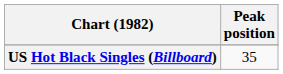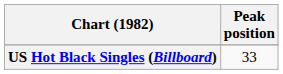(249, 57) 35 -> (249, 57) 33
